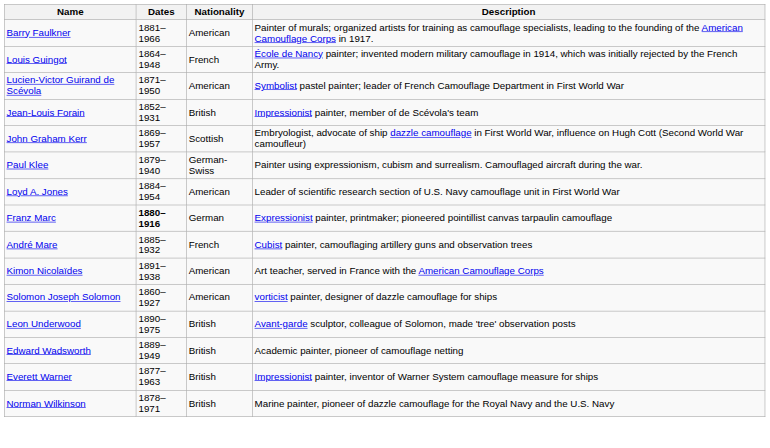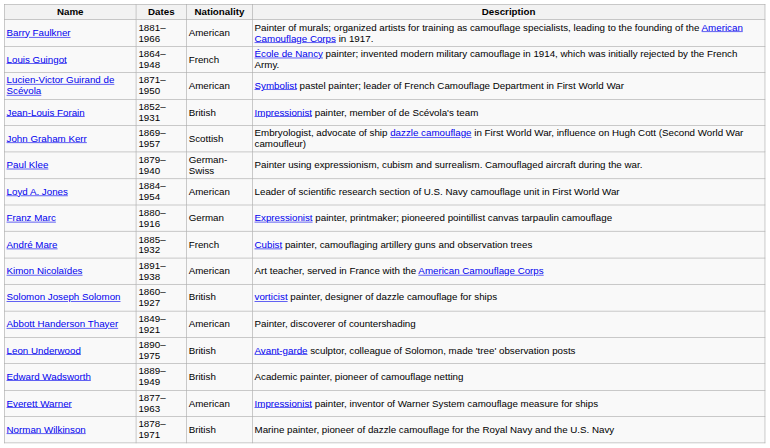(152, 218) bold -> (152, 218) normal
(209, 297) American -> (202, 297) British
+ row: (62, 324)
(202, 377) British -> (209, 403) American
